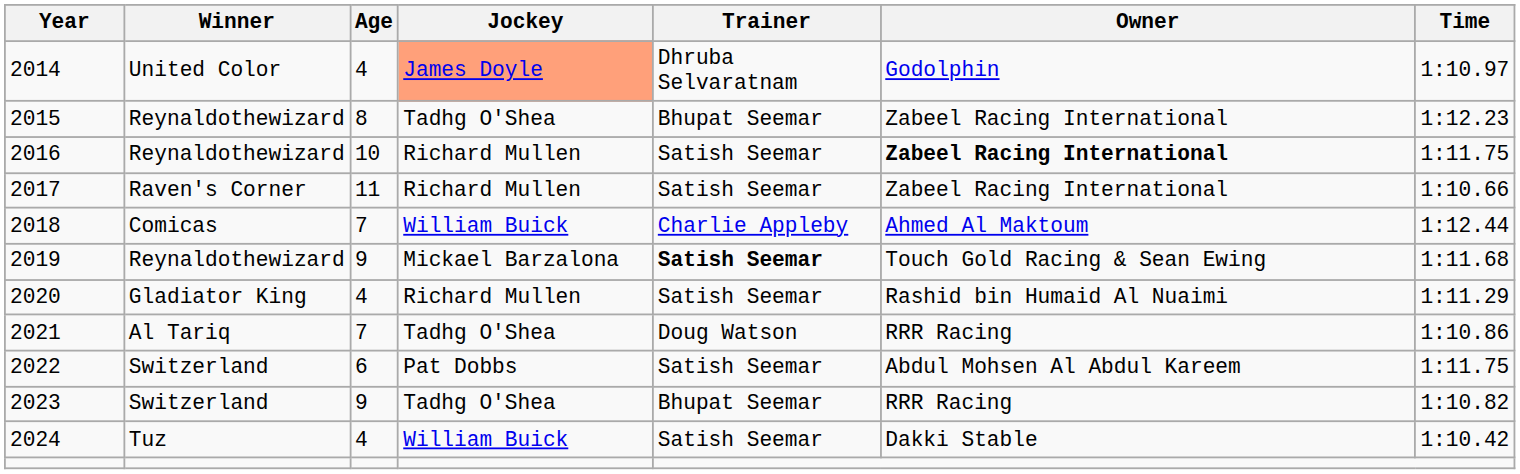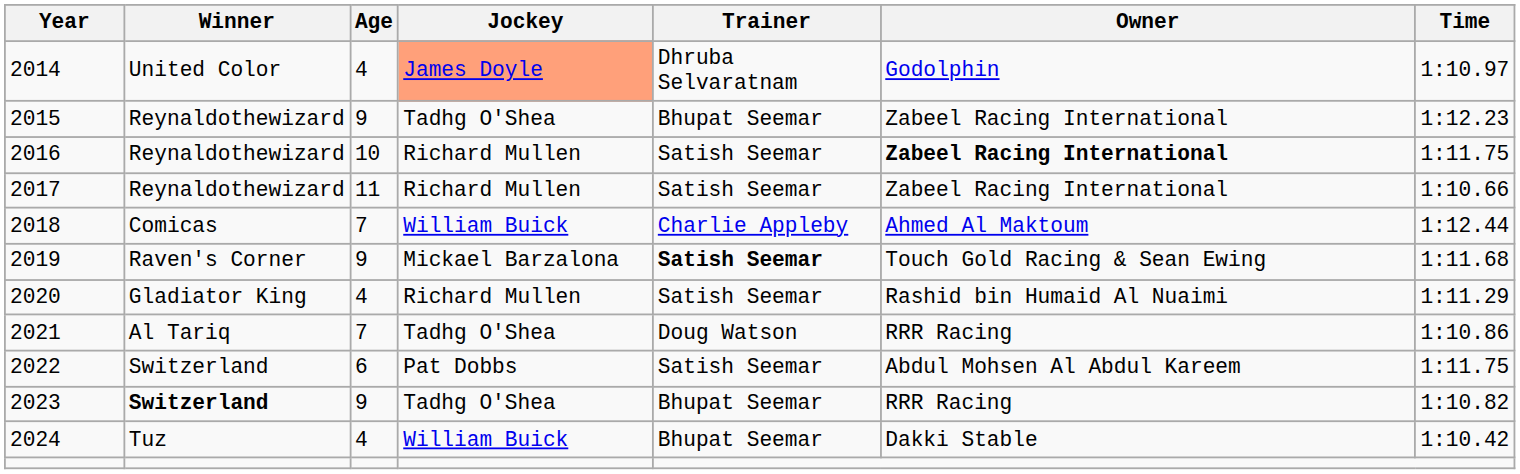(361, 119) 8 -> (361, 119) 9
(218, 190) Raven's Corner -> (237, 190) Reynaldothewizard
(237, 261) Reynaldothewizard -> (218, 261) Raven's Corner
(199, 403) normal -> (199, 403) bold
(740, 439) Satish Seemar -> (740, 439) Bhupat Seemar
